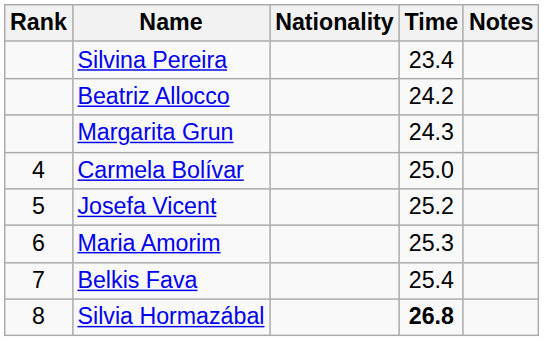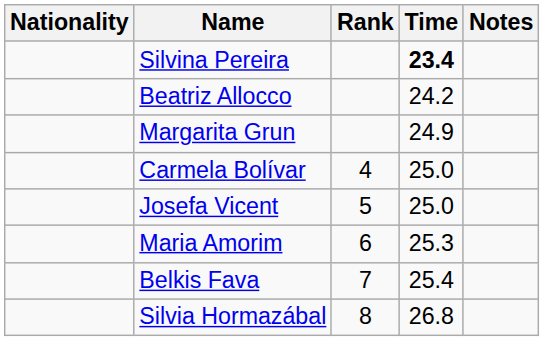columns swapped: (38, 22) <-> (334, 22)
(431, 59) normal -> (431, 59) bold
(431, 133) 24.3 -> (431, 133) 24.9
(431, 206) 25.2 -> (431, 206) 25.0
(431, 317) bold -> (431, 317) normal
